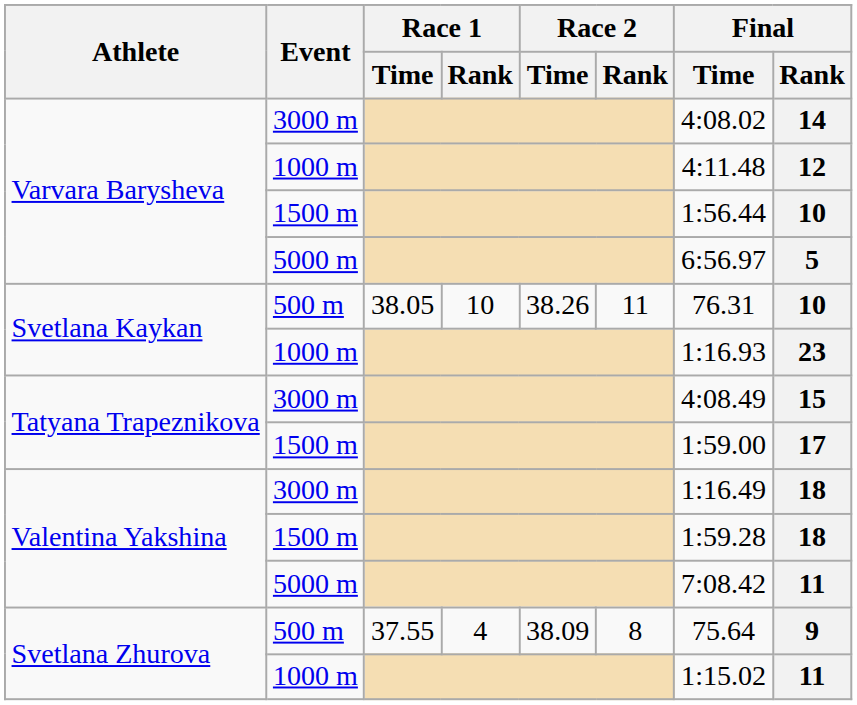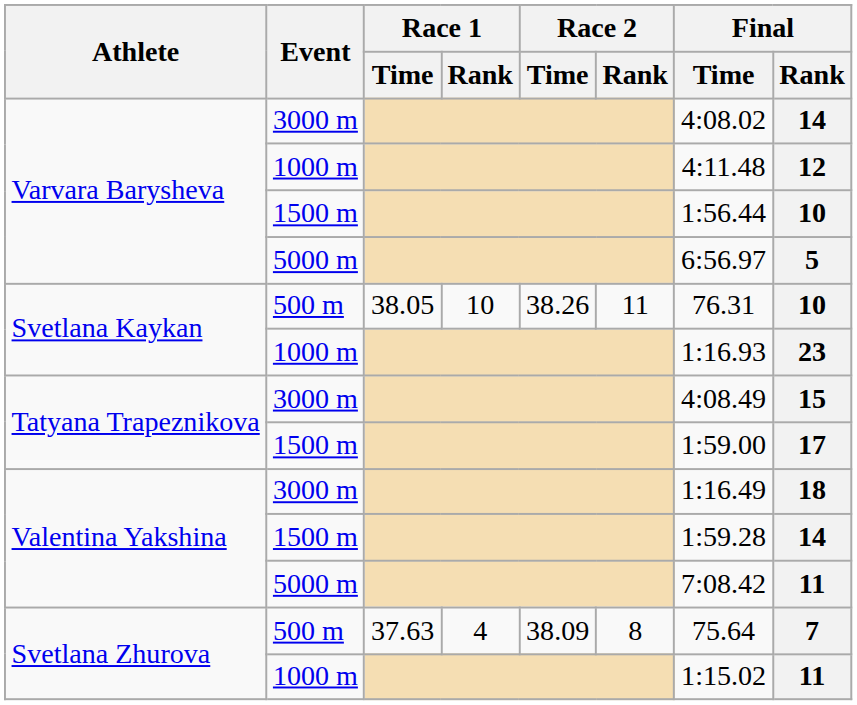(812, 537) 18 -> (812, 537) 14
(403, 630) 37.55 -> (403, 630) 37.63
(812, 630) 9 -> (812, 630) 7
